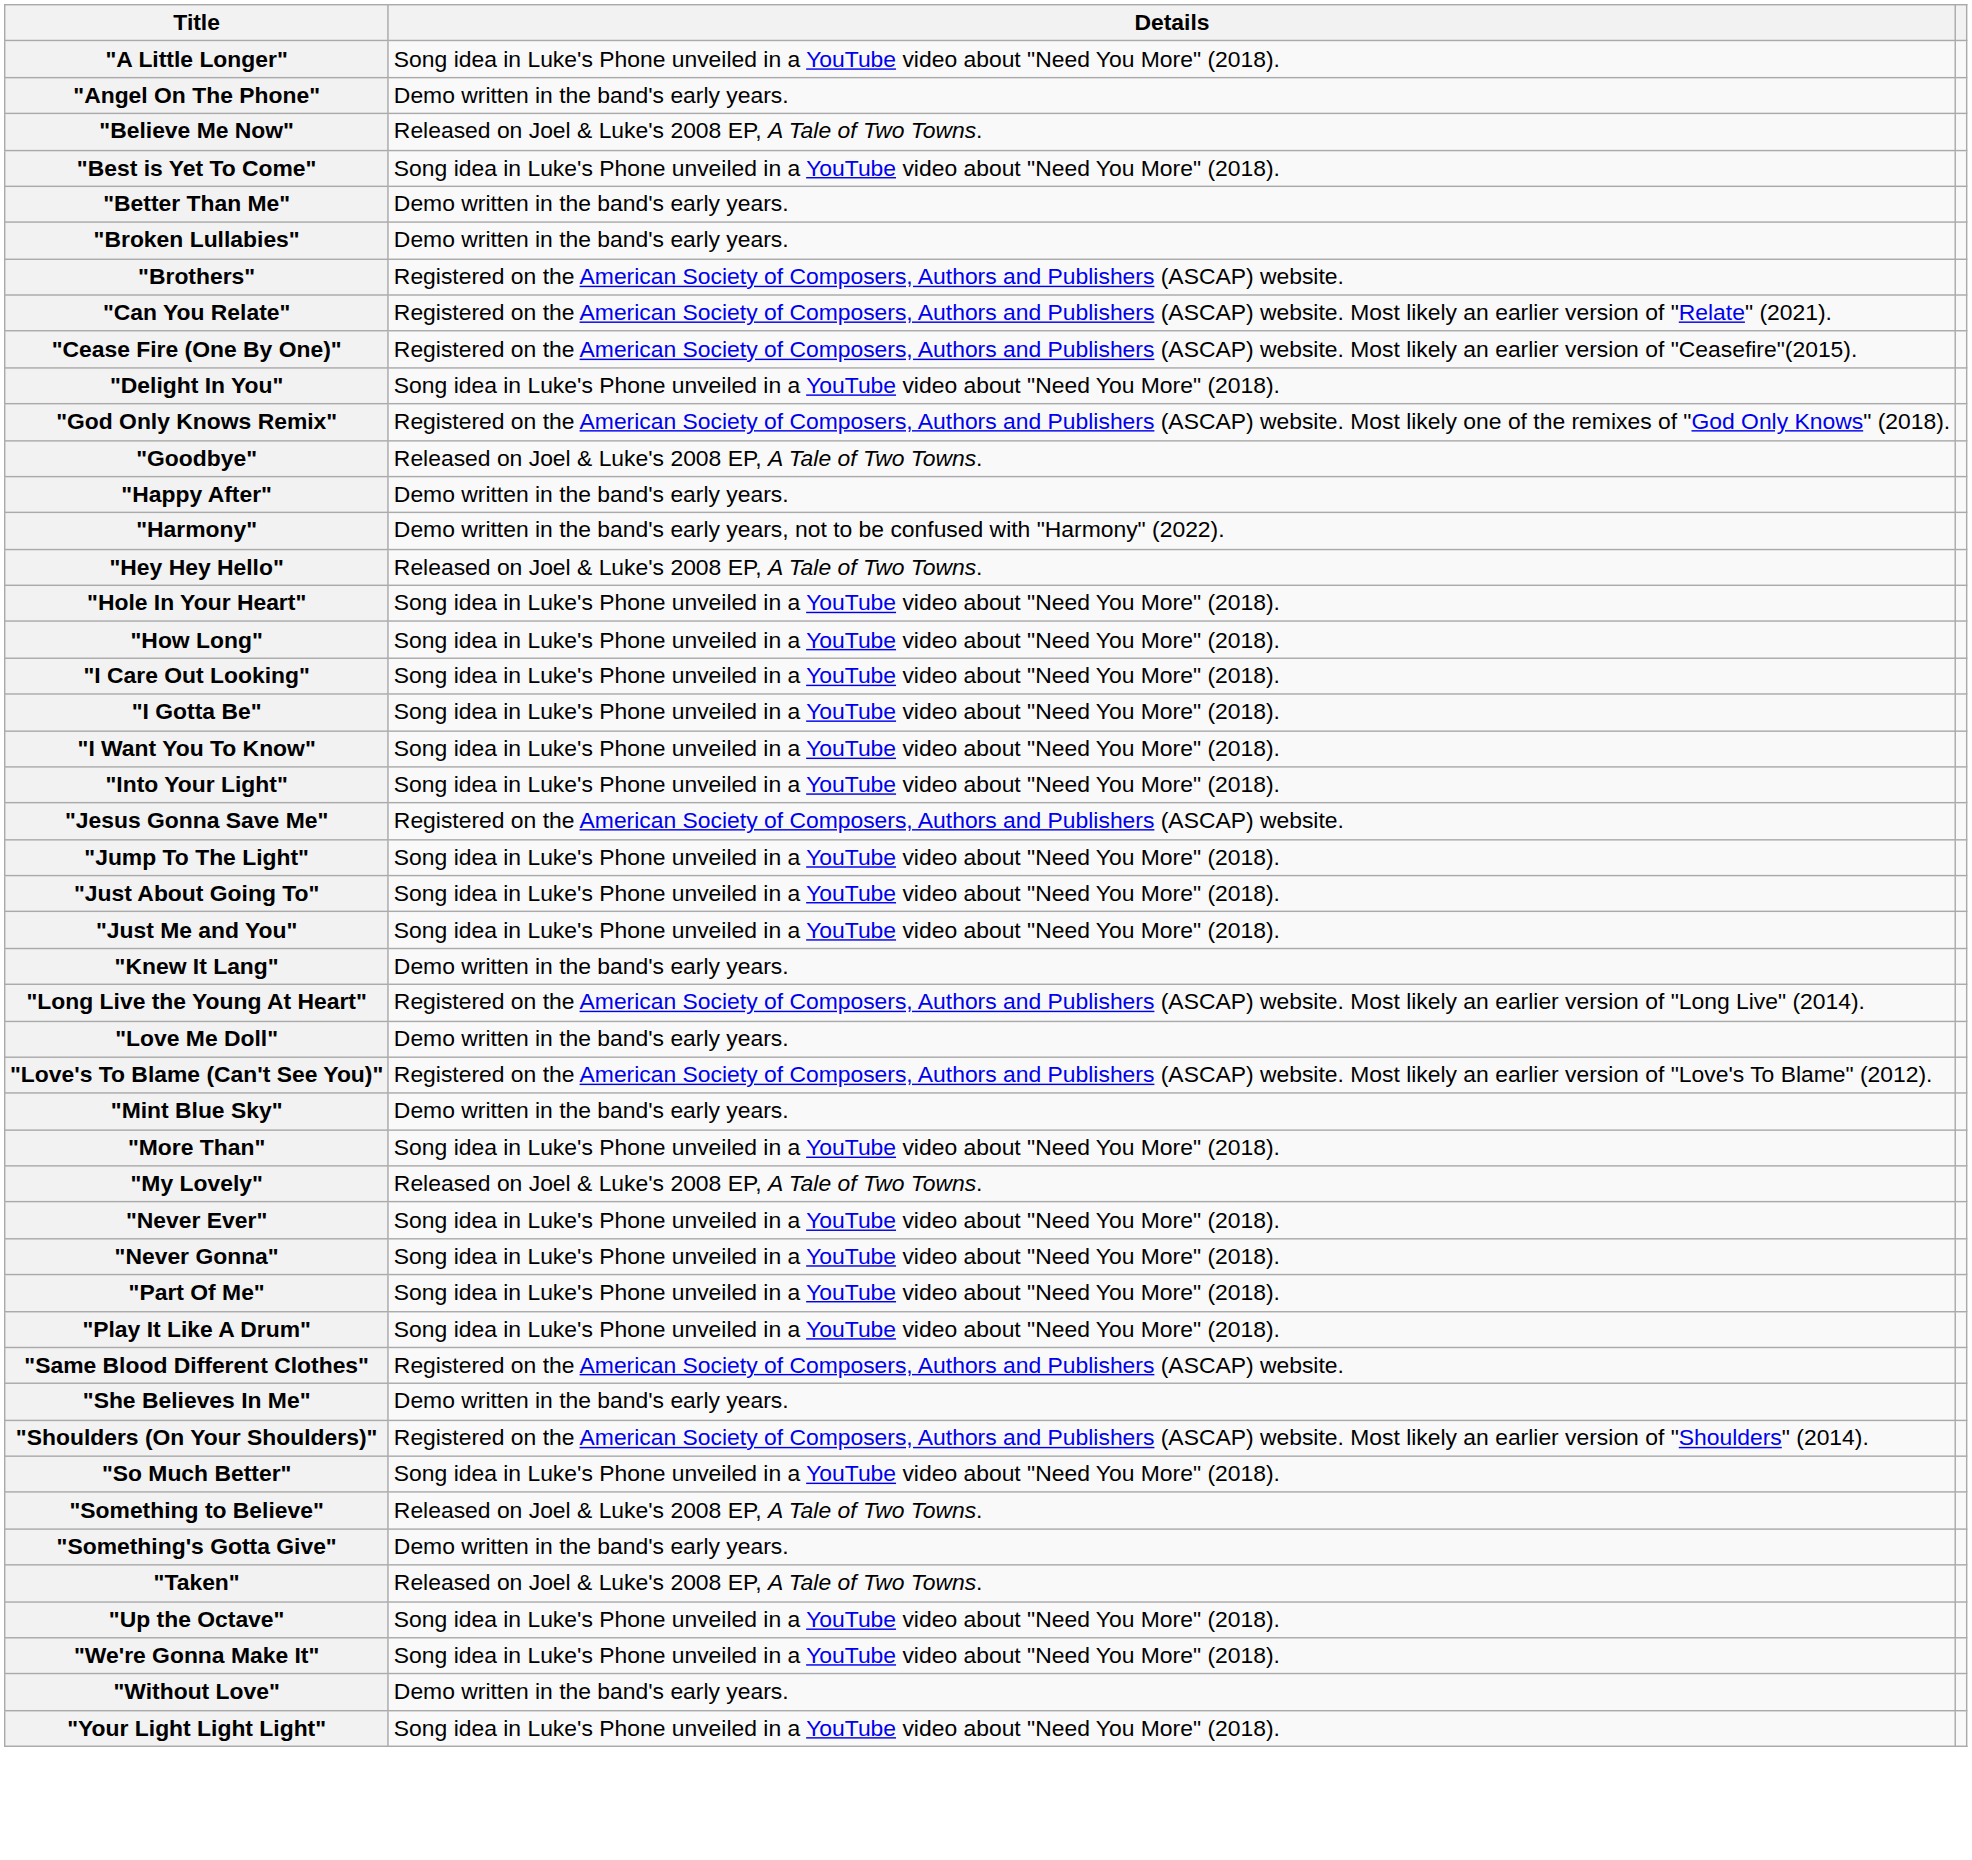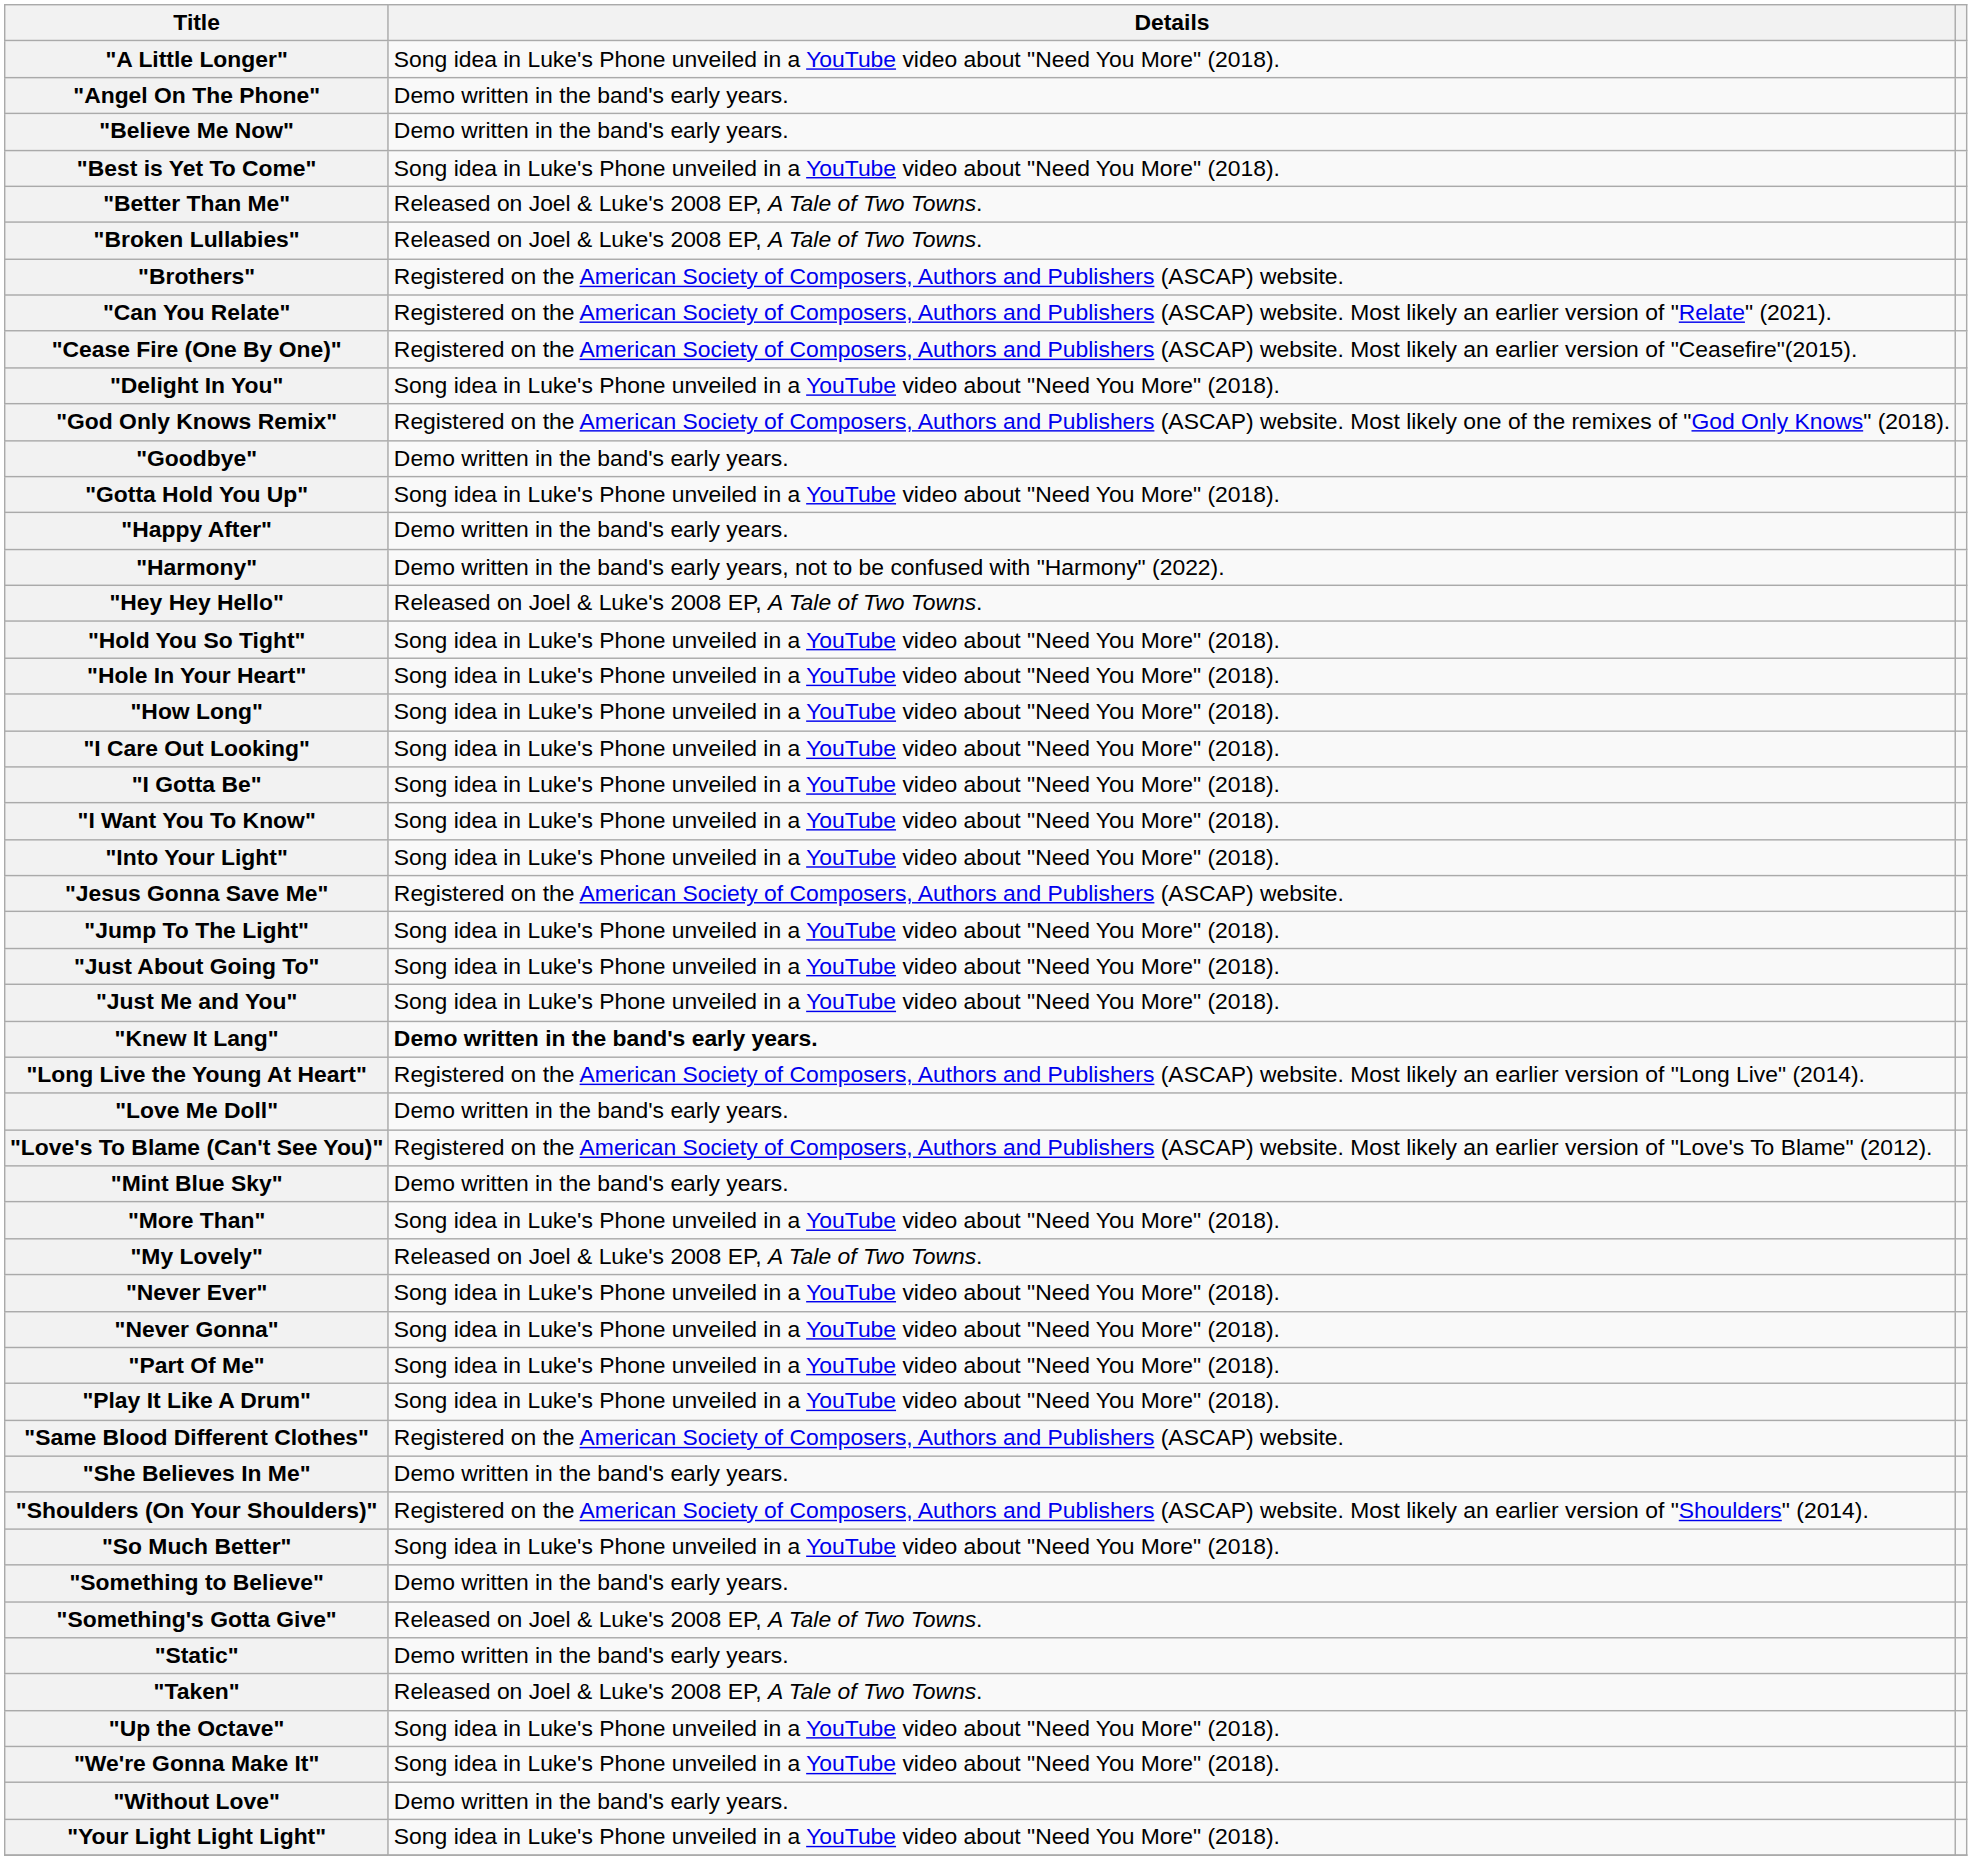(688, 131) Released on Joel & Luke's 2008 EP, A Tale of Two Towns. -> (591, 131) Demo written in the band's early years.
(591, 204) Demo written in the band's early years. -> (688, 204) Released on Joel & Luke's 2008 EP, A Tale of Two Towns.
(591, 240) Demo written in the band's early years. -> (688, 240) Released on Joel & Luke's 2008 EP, A Tale of Two Towns.
(688, 458) Released on Joel & Luke's 2008 EP, A Tale of Two Towns. -> (591, 458) Demo written in the band's early years.
+ row: (197, 494)
+ row: (197, 639)
(591, 966) normal -> (606, 1038) bold
(688, 1510) Released on Joel & Luke's 2008 EP, A Tale of Two Towns. -> (591, 1582) Demo written in the band's early years.
(591, 1546) Demo written in the band's early years. -> (688, 1619) Released on Joel & Luke's 2008 EP, A Tale of Two Towns.
+ row: (197, 1655)
